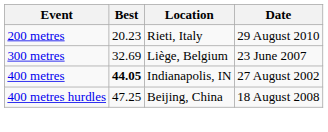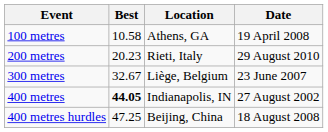+ row: (36, 35)
(127, 55) 32.69 -> (127, 76) 32.67
